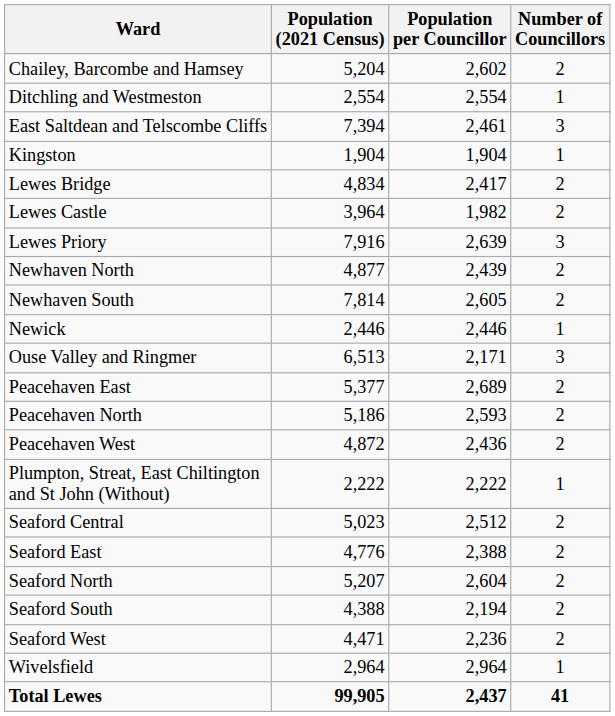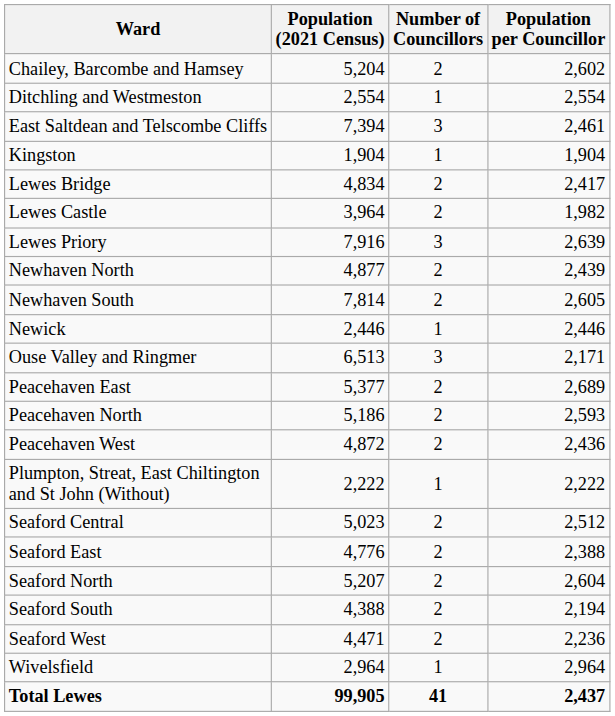columns swapped: (560, 29) <-> (450, 29)
